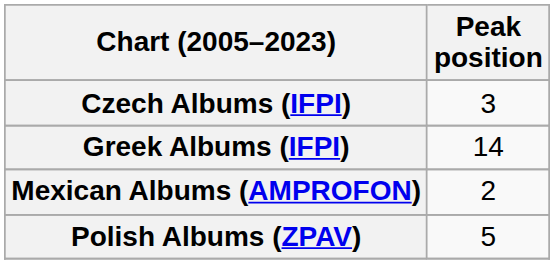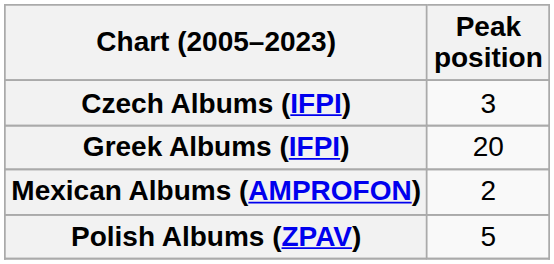(488, 147) 14 -> (488, 147) 20
